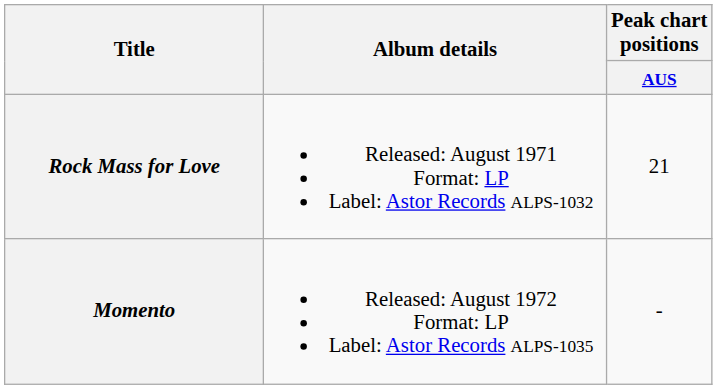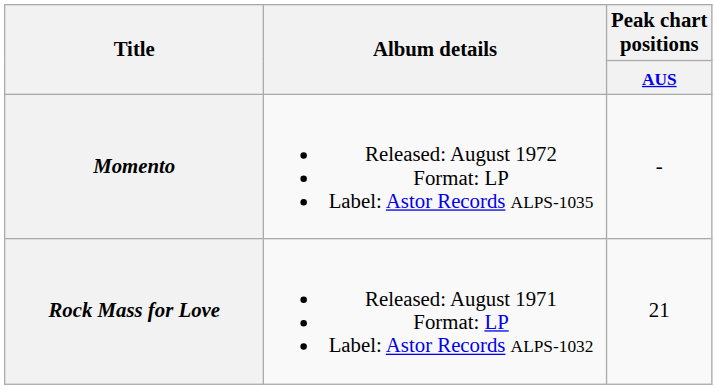rows swapped: (134, 166) <-> (134, 311)
